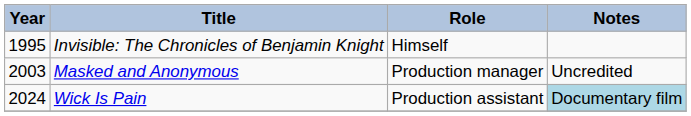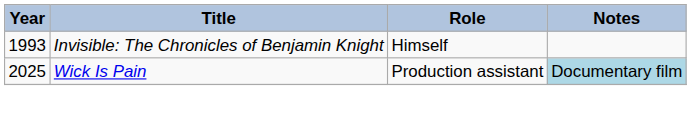(27, 45) 1995 -> (27, 45) 1993
- row: (146, 72)
(27, 98) 2024 -> (27, 72) 2025
